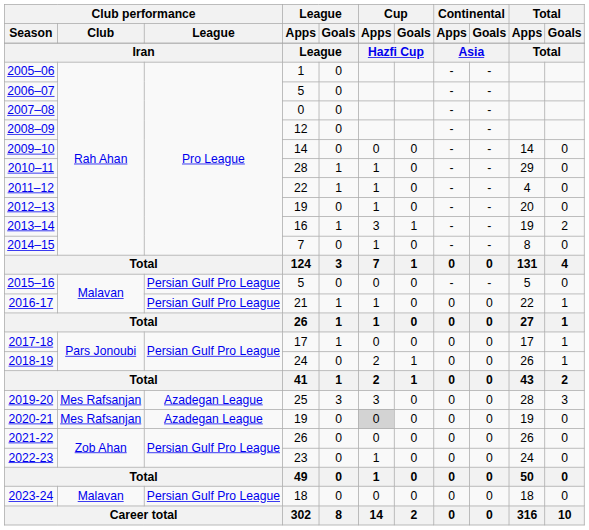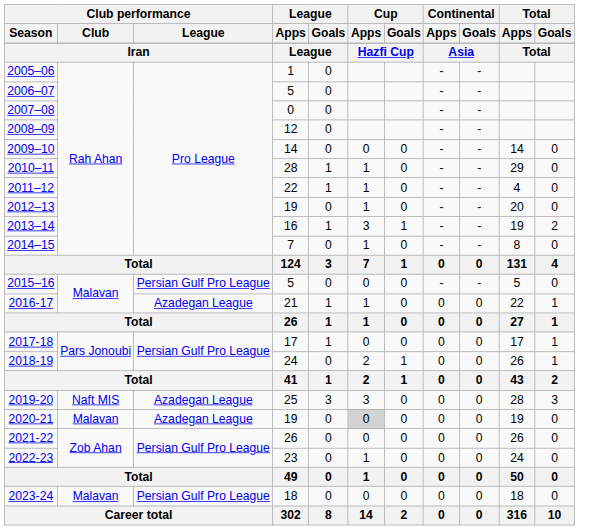(213, 303) Persian Gulf Pro League -> (203, 303) Azadegan League
(101, 399) Mes Rafsanjan -> (96, 399) Naft MIS
(101, 419) Mes Rafsanjan -> (96, 419) Malavan
